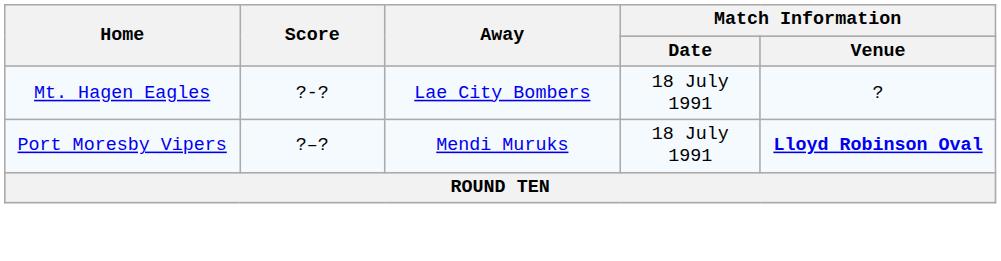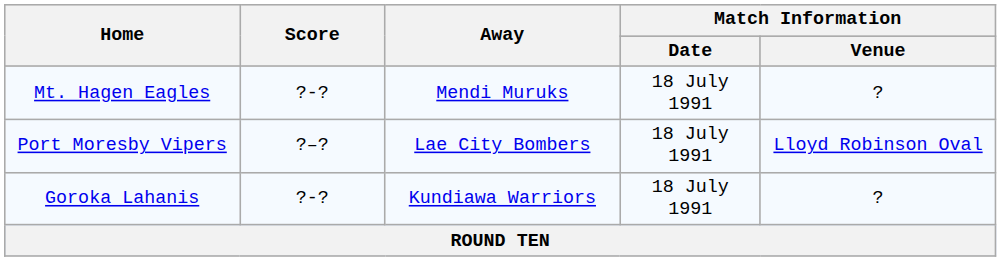(502, 93) Lae City Bombers -> (502, 93) Mendi Muruks
(502, 145) Mendi Muruks -> (502, 145) Lae City Bombers
(878, 145) bold -> (878, 145) normal
+ row: (122, 198)
